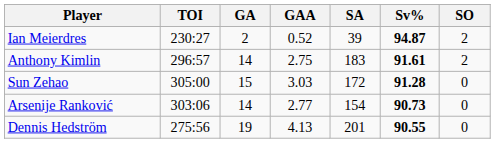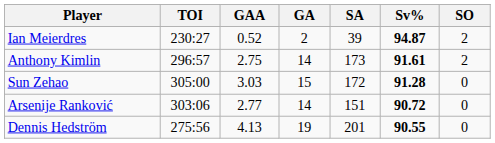columns swapped: (245, 15) <-> (300, 15)
(355, 60) 183 -> (355, 60) 173
(355, 104) 154 -> (355, 104) 151
(410, 104) 90.73 -> (410, 104) 90.72
